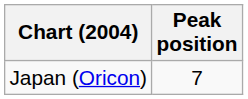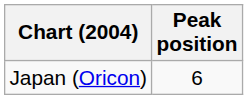(197, 77) 7 -> (197, 77) 6
